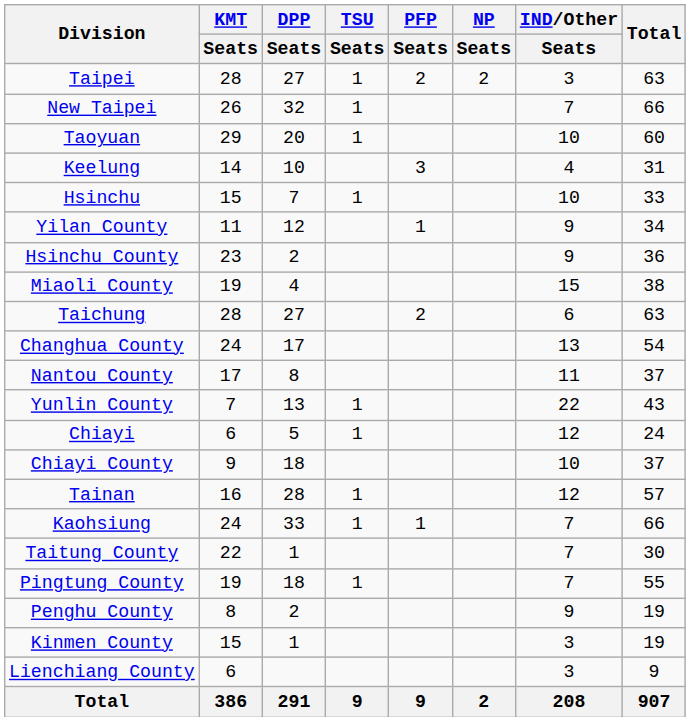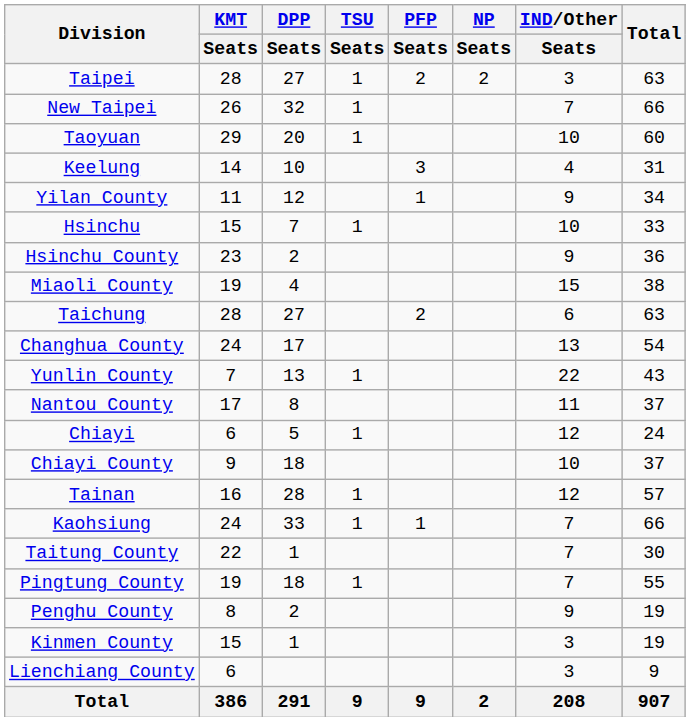rows swapped: (102, 227) <-> (102, 198)
rows swapped: (102, 375) <-> (102, 405)
